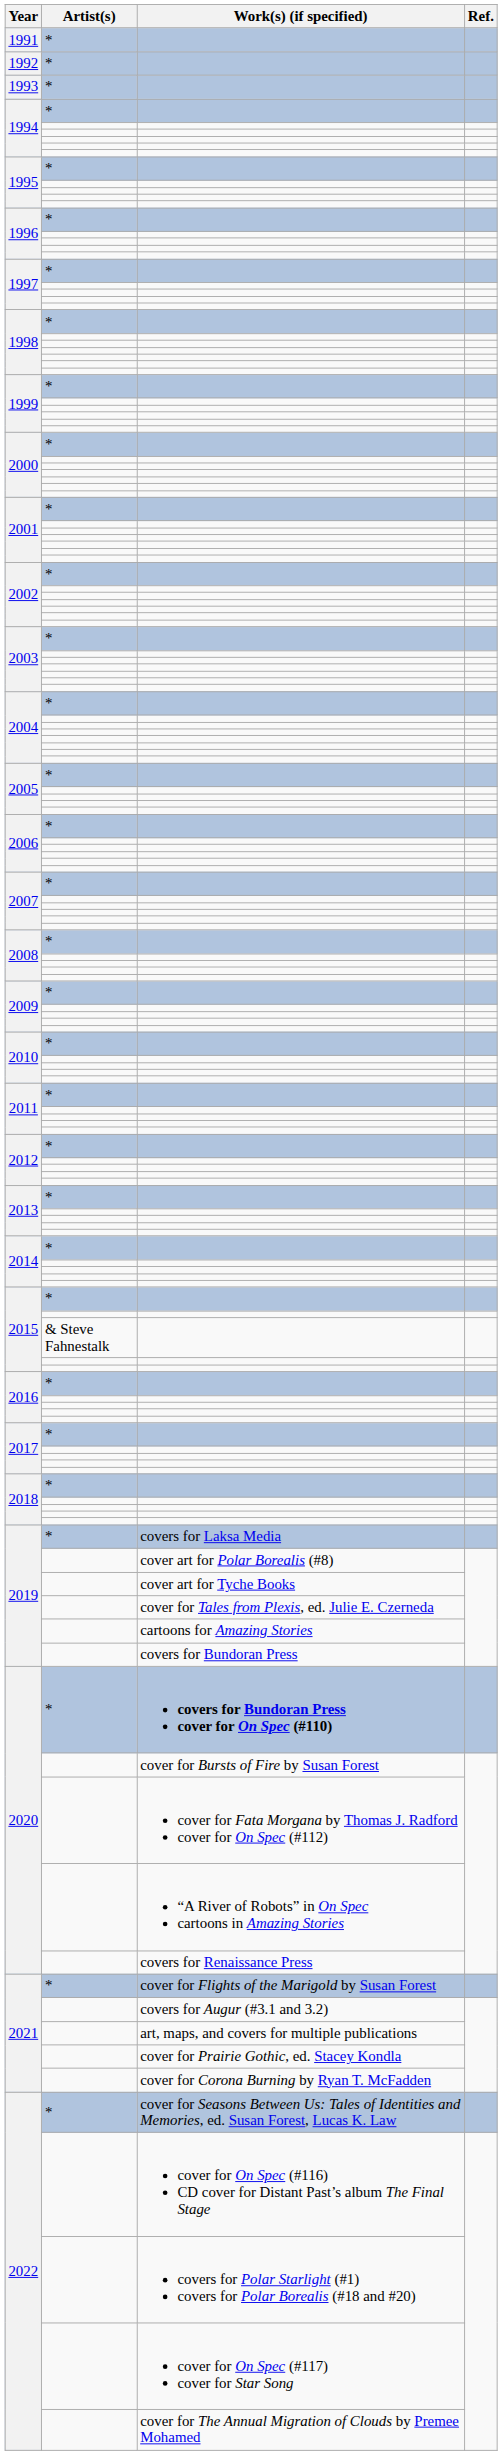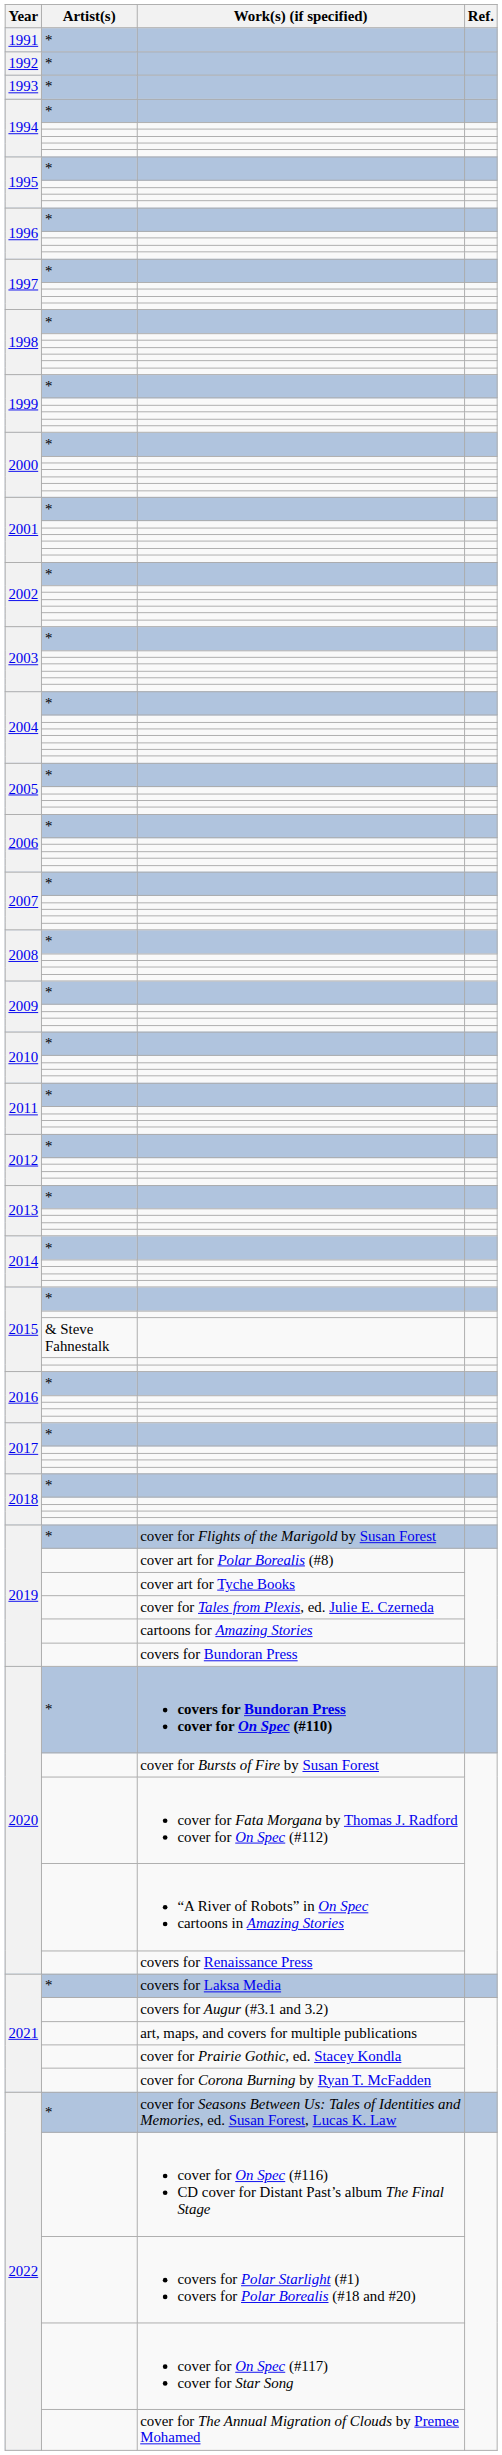(211, 1536) covers for Laksa Media -> (288, 1536) cover for Flights of the Marigold by Susan Forest
(288, 1985) cover for Flights of the Marigold by Susan Forest -> (211, 1985) covers for Laksa Media
